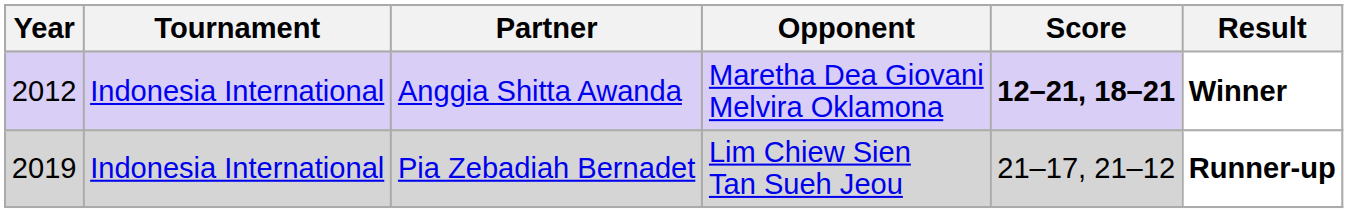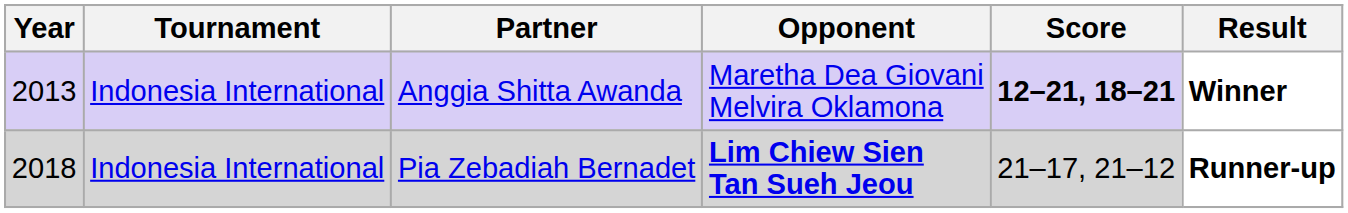(44, 90) 2012 -> (44, 90) 2013
(44, 169) 2019 -> (44, 169) 2018
(810, 169) normal -> (816, 169) bold
